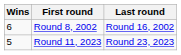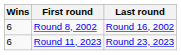(9, 42) 5 -> (9, 42) 6
